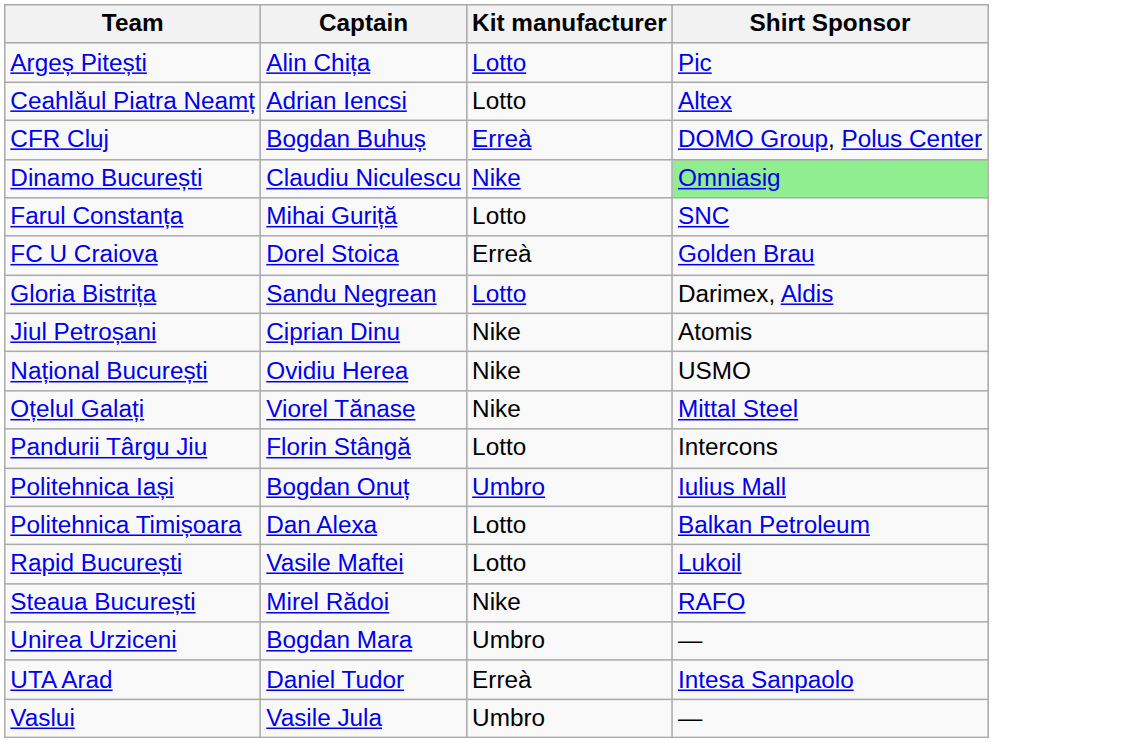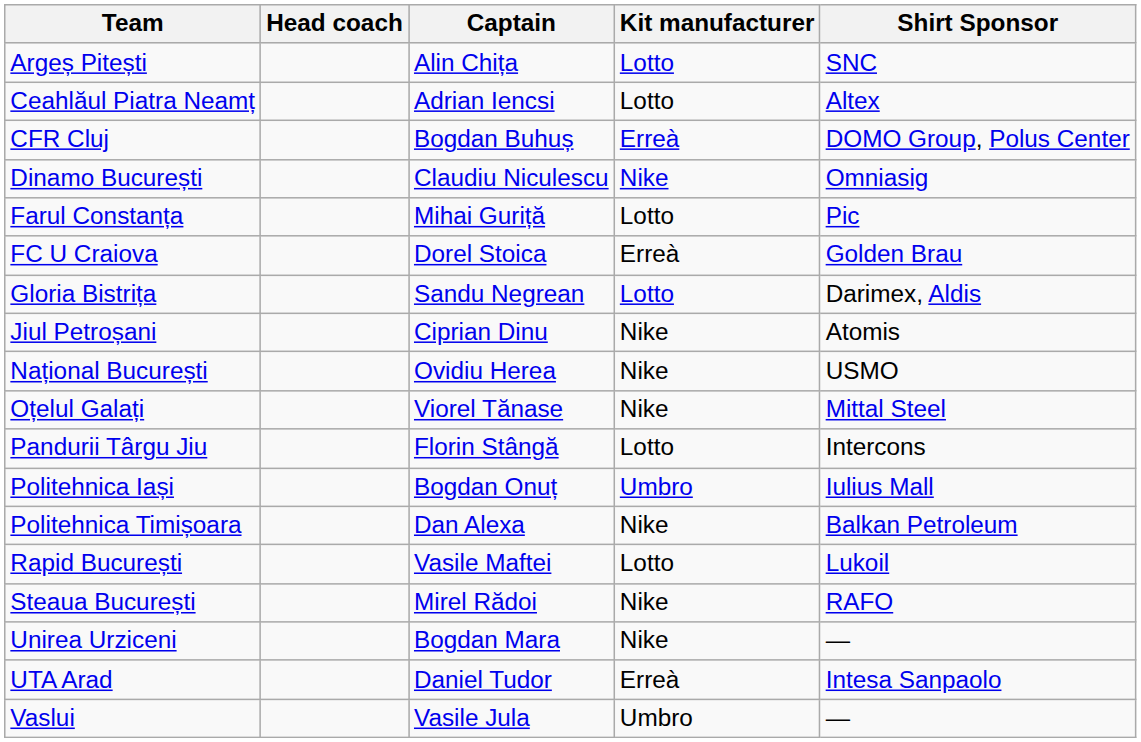+ column: (335, 23)
(695, 62) Pic -> (851, 62) SNC
(729, 178) lightgreen background -> (877, 178) no background
(704, 216) SNC -> (843, 216) Pic
(499, 525) Lotto -> (644, 525) Nike
(509, 640) Umbro -> (644, 640) Nike
